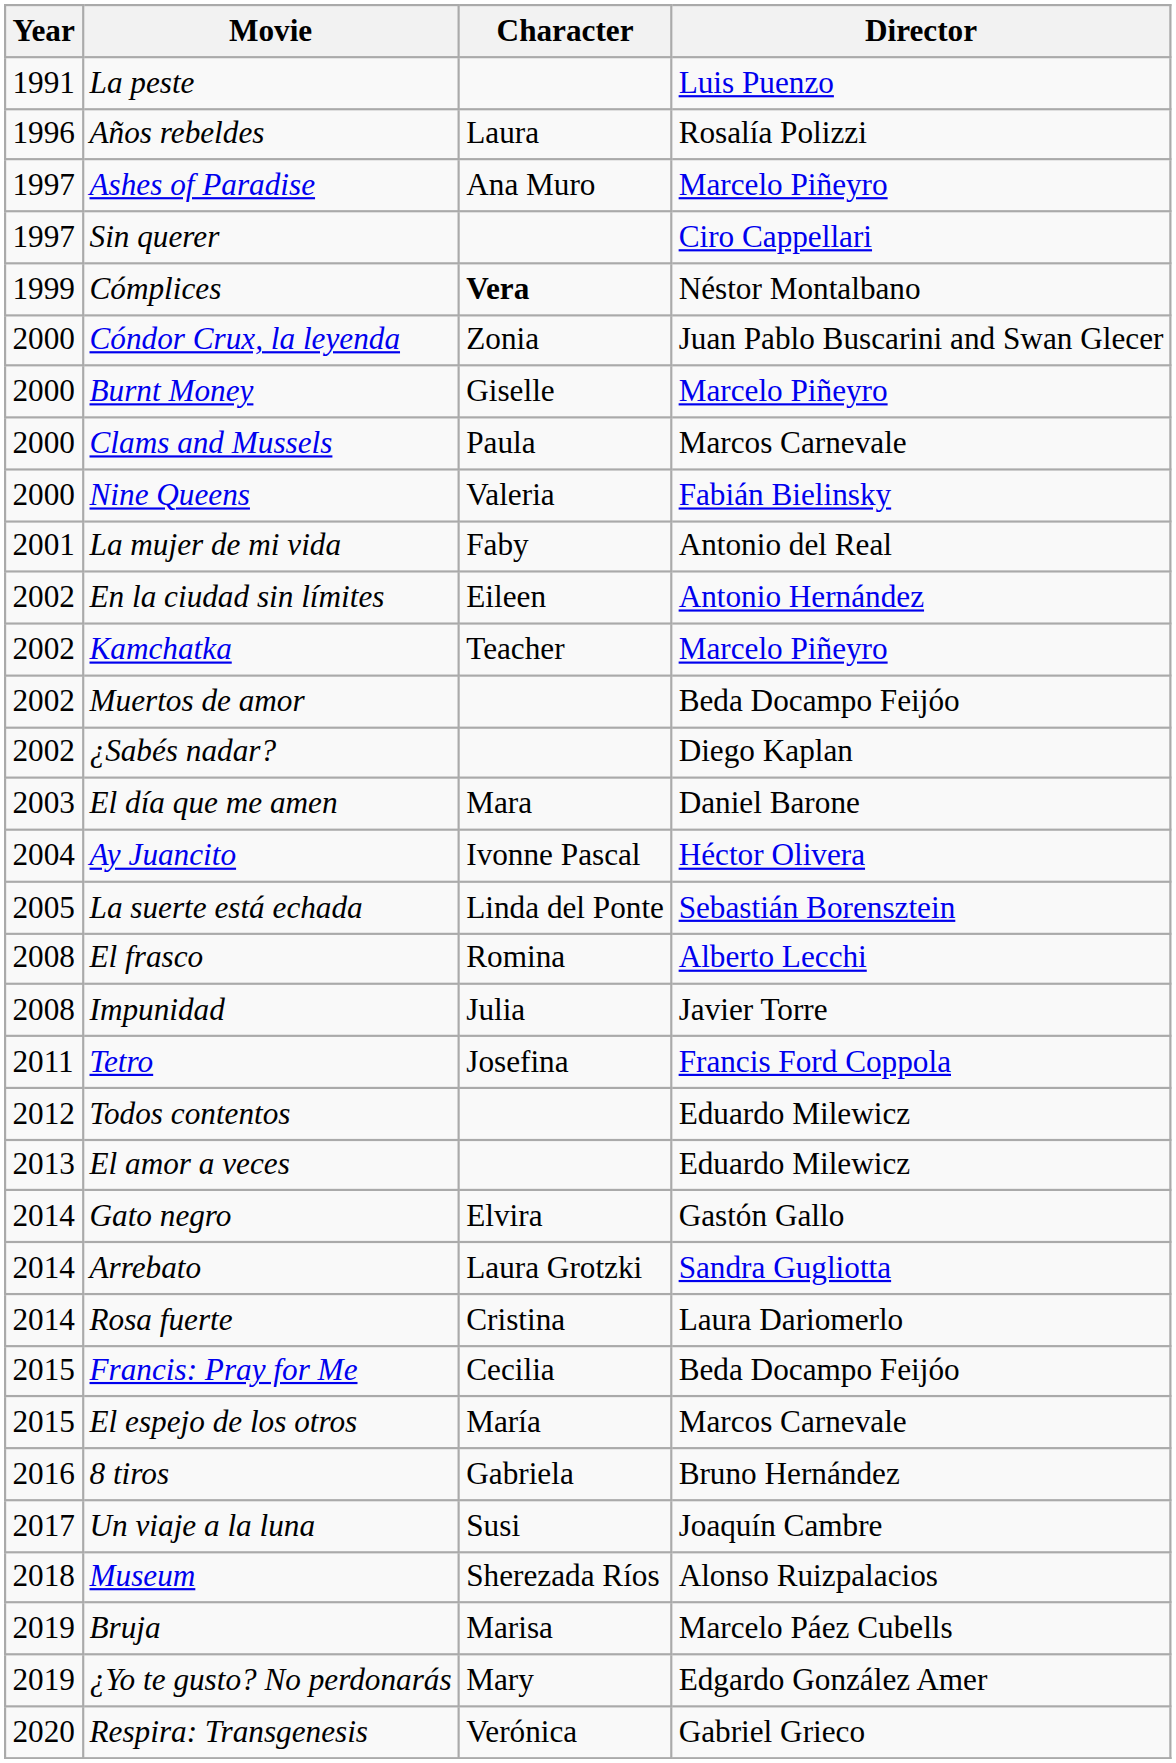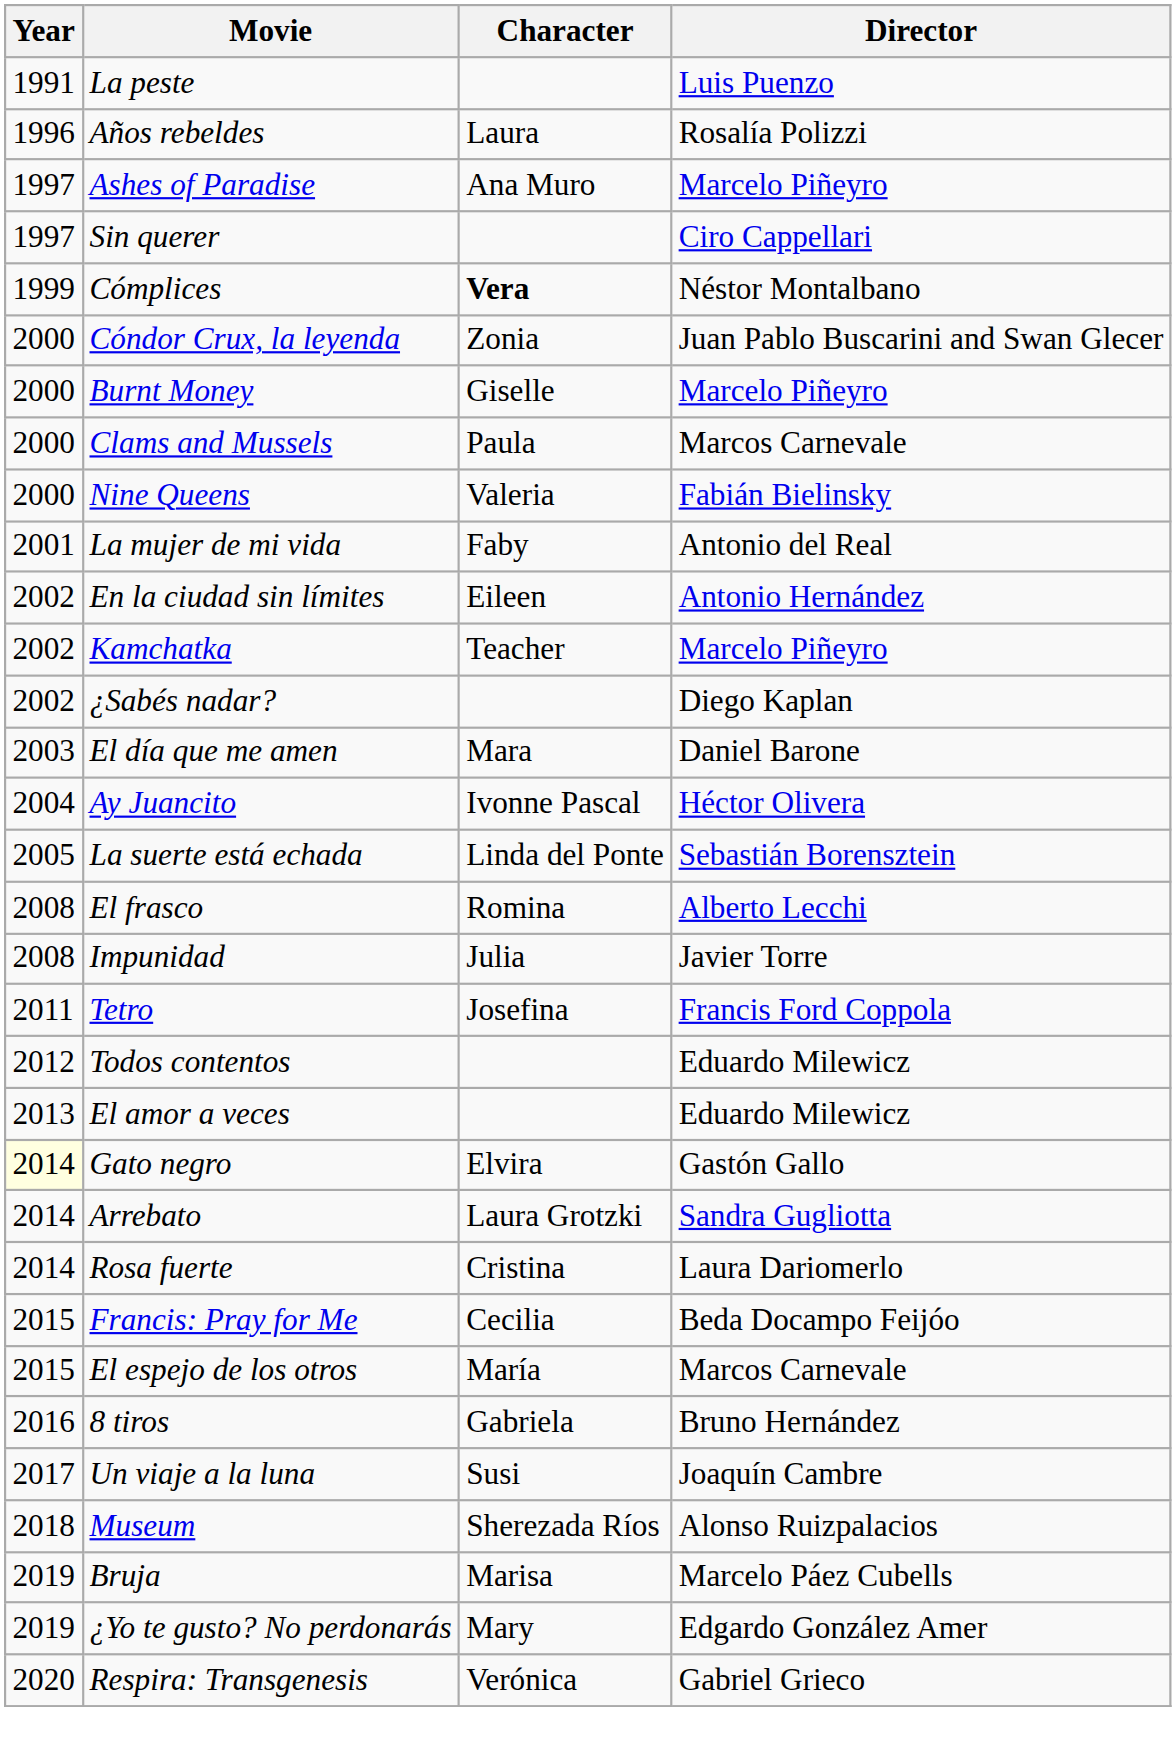- row: (197, 700)
(44, 1216) no background -> (44, 1164) lightyellow background
